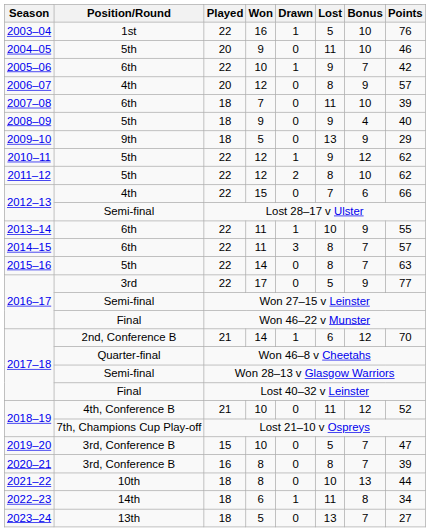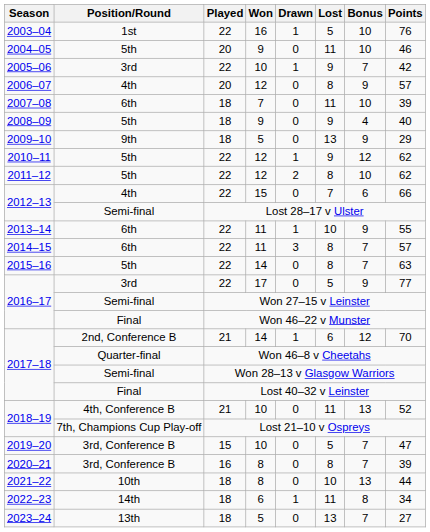(129, 67) 6th -> (129, 67) 3rd
(365, 409) 12 -> (365, 409) 13
